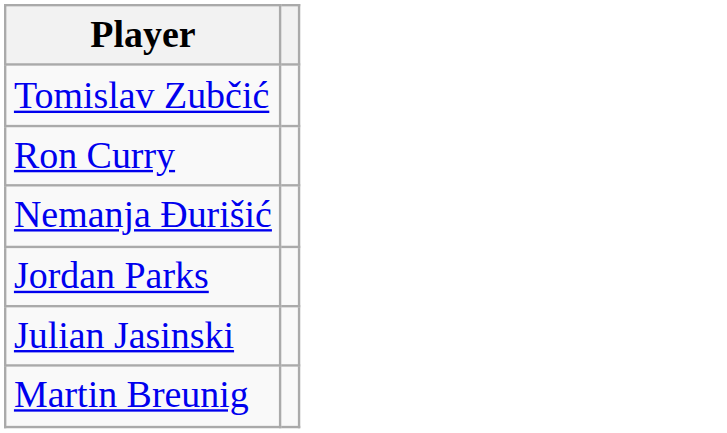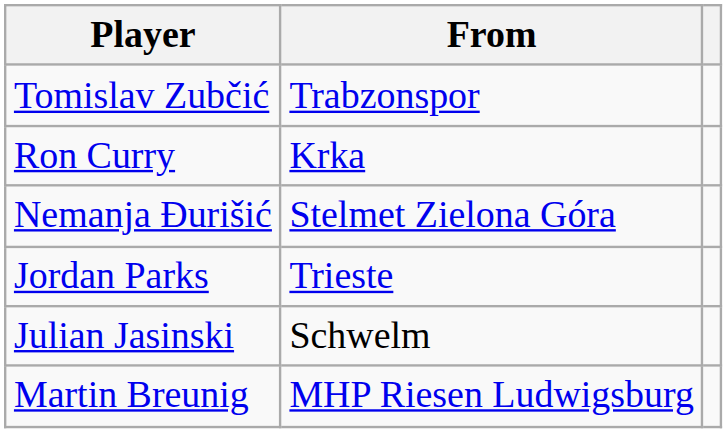+ column: (492, 34)
